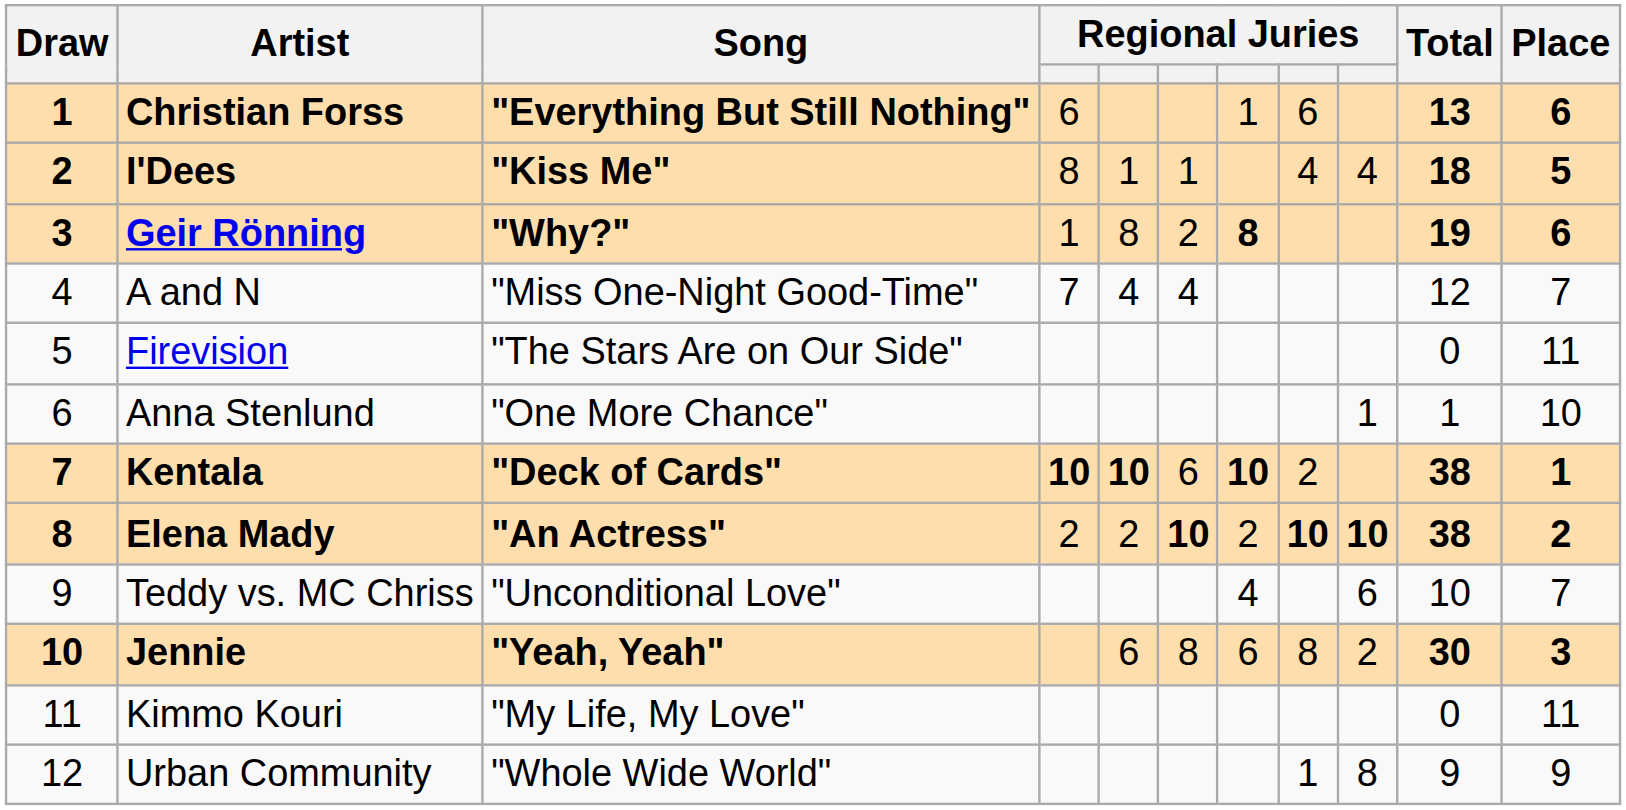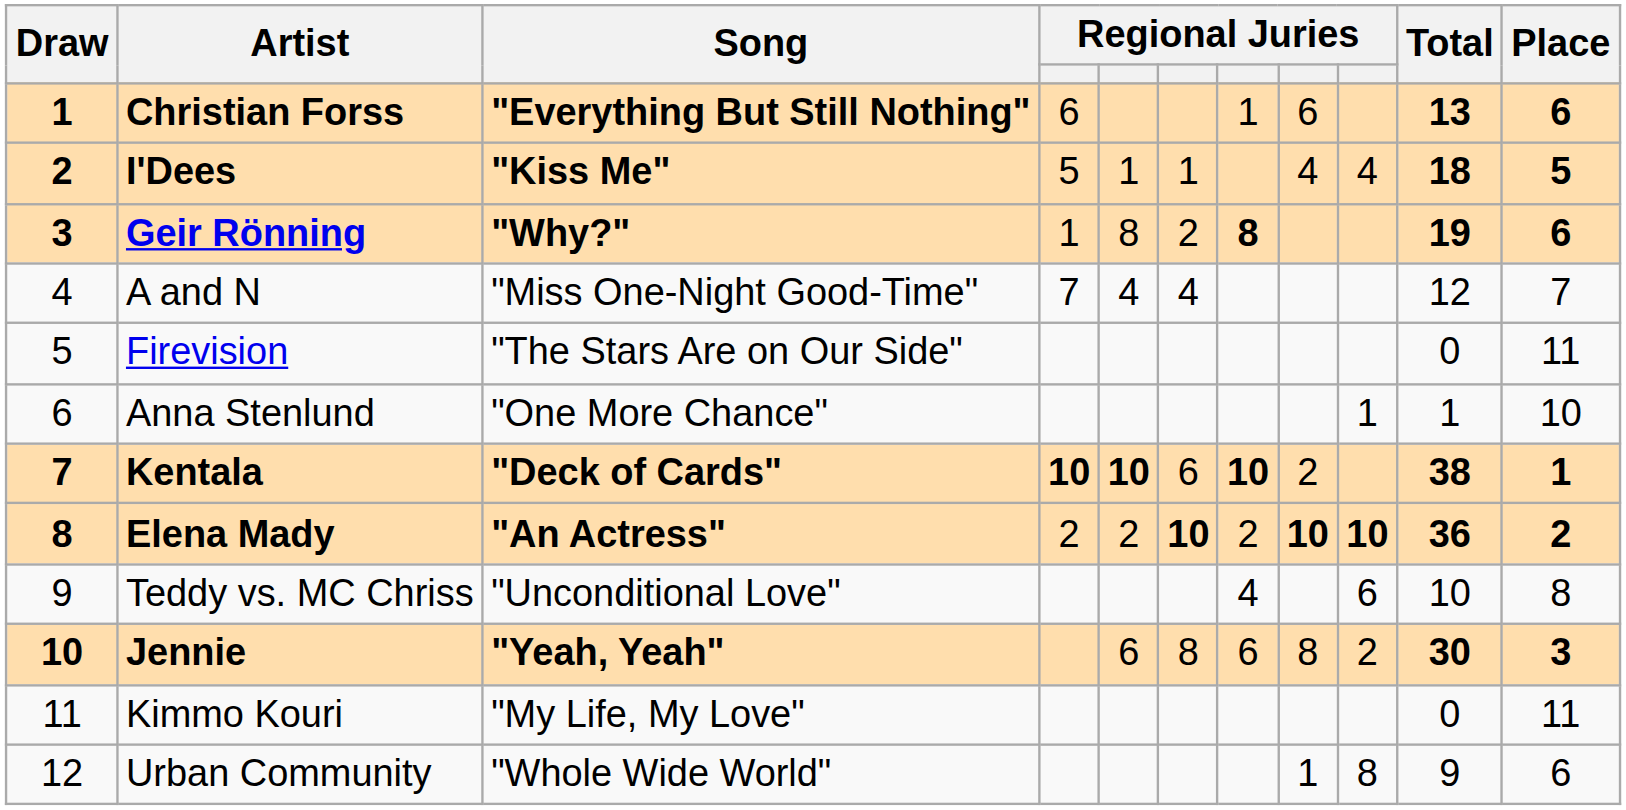(1069, 172) 8 -> (1069, 172) 5
(1450, 533) 38 -> (1450, 533) 36
(1561, 593) 7 -> (1561, 593) 8
(1561, 773) 9 -> (1561, 773) 6
